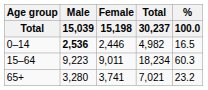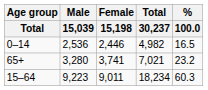(75, 45) bold -> (75, 45) normal
rows swapped: (21, 61) <-> (15, 77)
